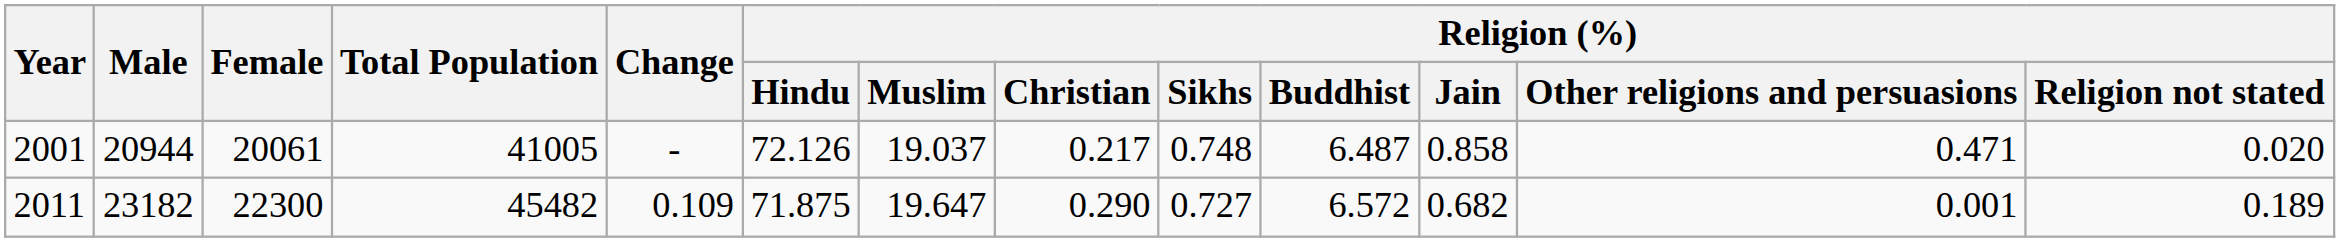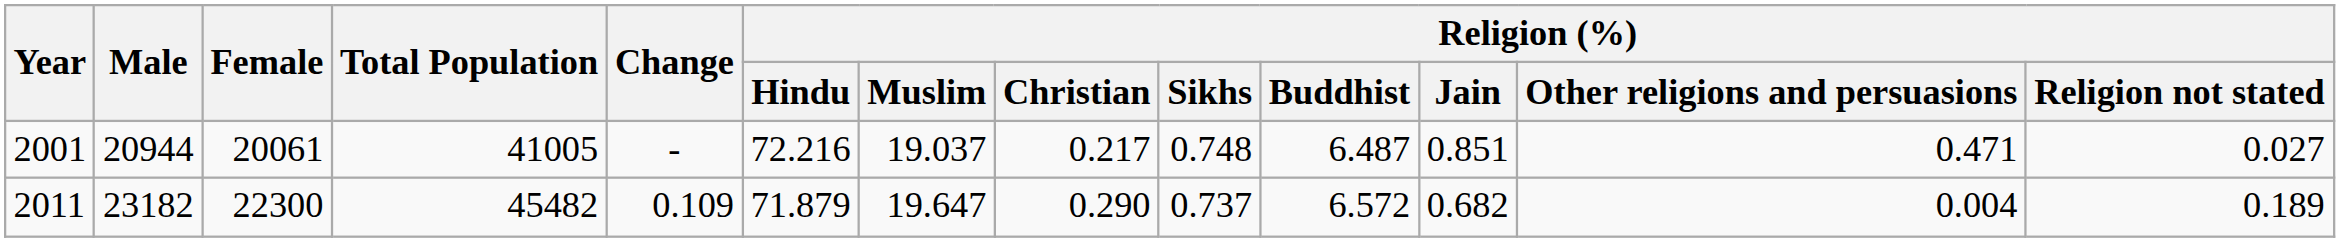(801, 148) 72.126 -> (801, 148) 72.216
(1468, 148) 0.858 -> (1468, 148) 0.851
(2284, 148) 0.020 -> (2284, 148) 0.027
(801, 206) 71.875 -> (801, 206) 71.879
(1211, 206) 0.727 -> (1211, 206) 0.737
(1977, 206) 0.001 -> (1977, 206) 0.004
